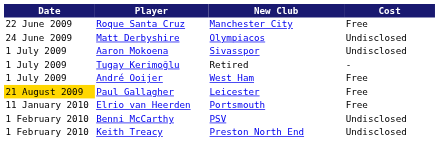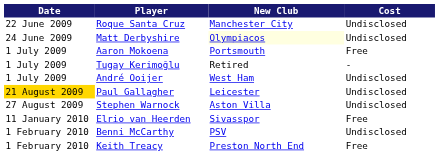(357, 24) Free -> (376, 24) Undisclosed
(237, 38) no background -> (237, 38) lightyellow background
(235, 51) Sivasspor -> (237, 51) Portsmouth
(376, 51) Undisclosed -> (357, 51) Free
(357, 78) Free -> (376, 78) Undisclosed
(357, 92) Free -> (376, 92) Undisclosed
+ row: (138, 105)
(237, 105) Portsmouth -> (235, 119) Sivasspor
(376, 132) Undisclosed -> (357, 146) Free
